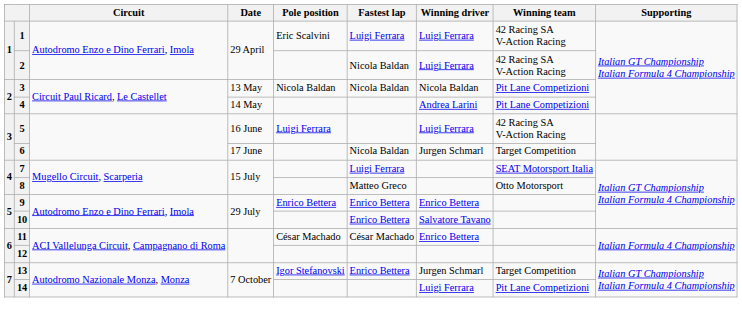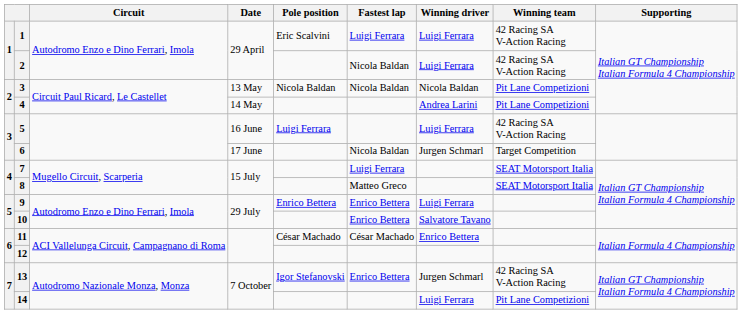(529, 185) Otto Motorsport -> (544, 185) SEAT Motorsport Italia
(449, 202) Enrico Bettera -> (446, 202) Luigi Ferrara
(536, 270) Target Competition -> (531, 276) 42 Racing SA V-Action Racing
